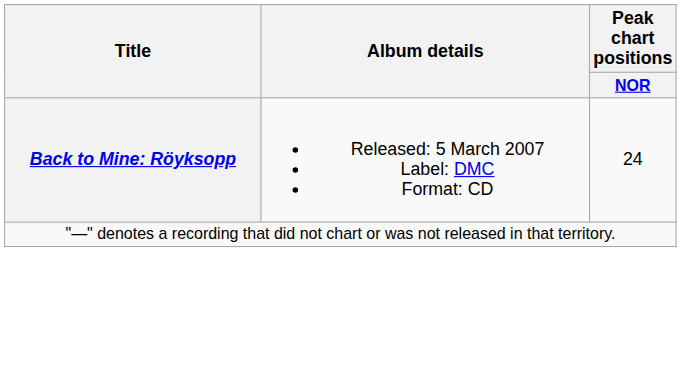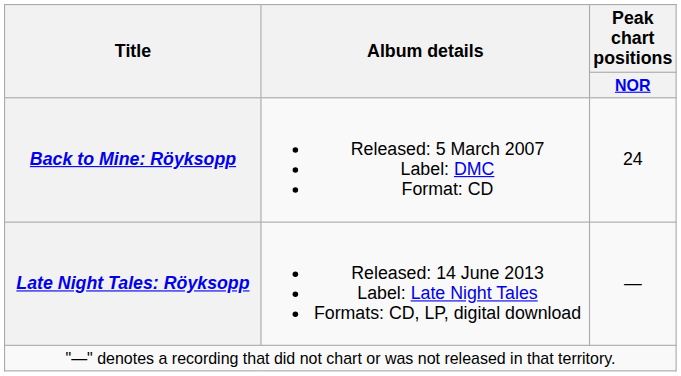+ row: (133, 283)
